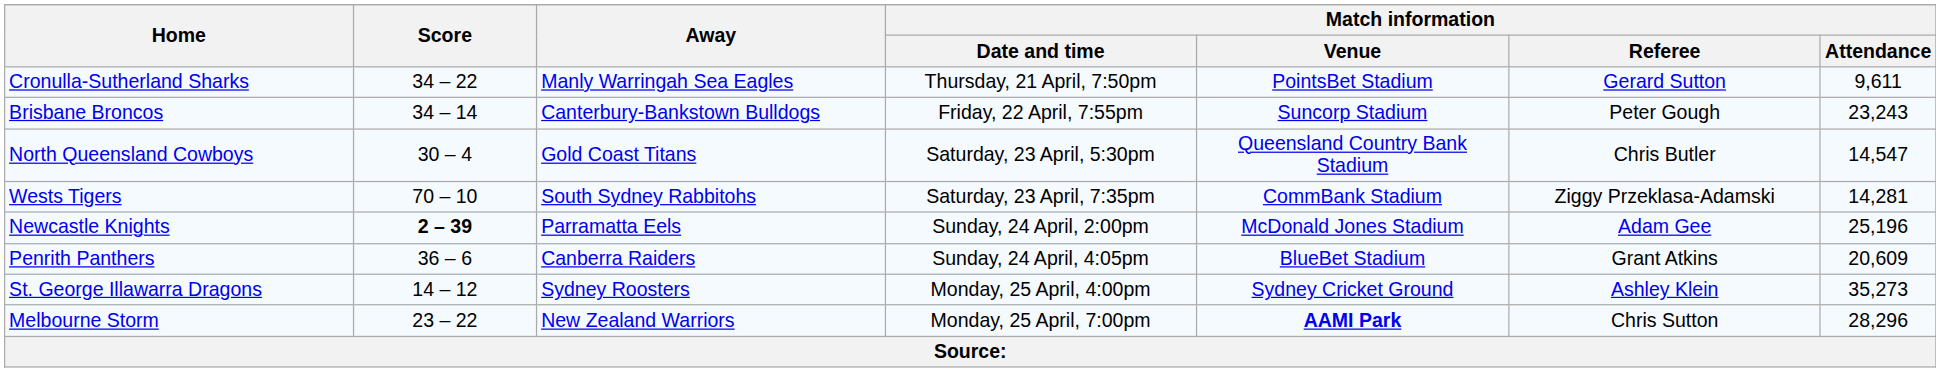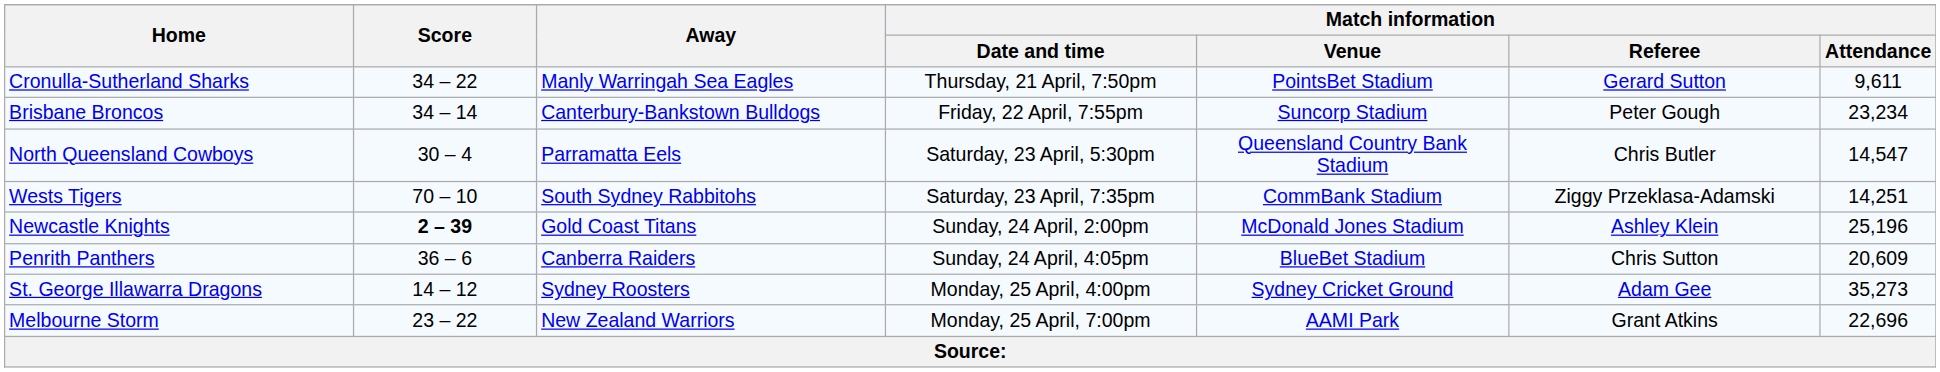(1878, 112) 23,243 -> (1878, 112) 23,234
(619, 154) Gold Coast Titans -> (611, 154) Parramatta Eels
(1878, 196) 14,281 -> (1878, 196) 14,251
(611, 227) Parramatta Eels -> (619, 227) Gold Coast Titans
(1665, 227) Adam Gee -> (1665, 227) Ashley Klein
(1665, 258) Grant Atkins -> (1665, 258) Chris Sutton
(1665, 289) Ashley Klein -> (1665, 289) Adam Gee
(1352, 320) bold -> (1352, 320) normal
(1665, 320) Chris Sutton -> (1665, 320) Grant Atkins
(1878, 320) 28,296 -> (1878, 320) 22,696
